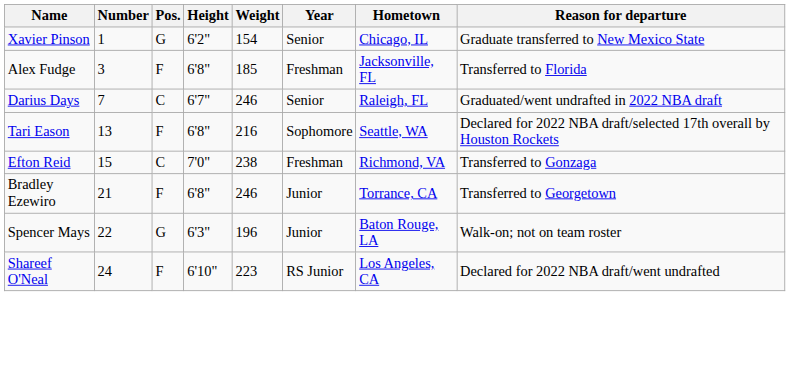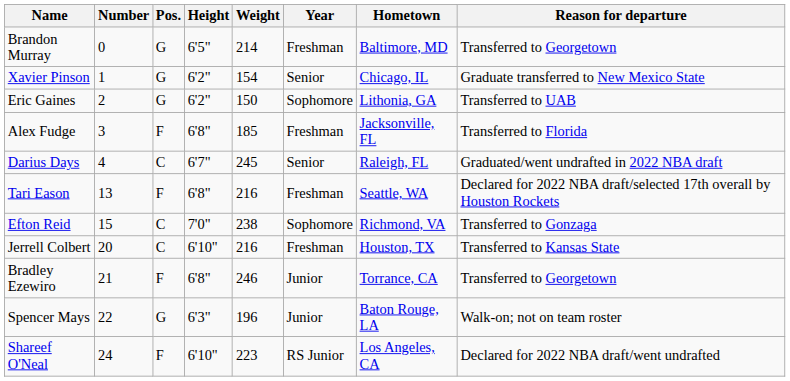+ row: (33, 46)
+ row: (42, 100)
(101, 100) 7 -> (102, 162) 4
(246, 100) 246 -> (247, 162) 245
(319, 131) Sophomore -> (315, 193) Freshman
(315, 162) Freshman -> (320, 224) Sophomore
+ row: (49, 247)
